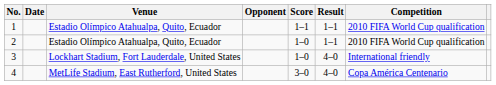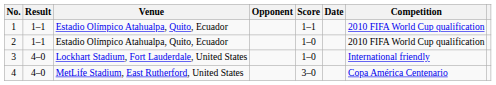columns swapped: (35, 12) <-> (331, 12)
